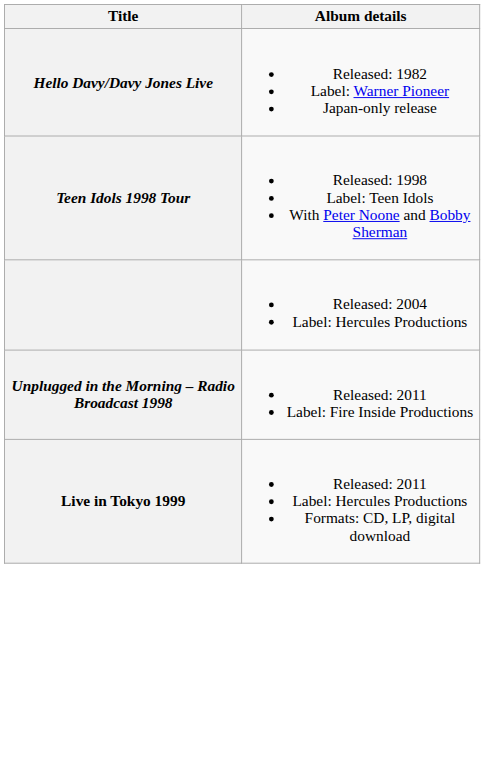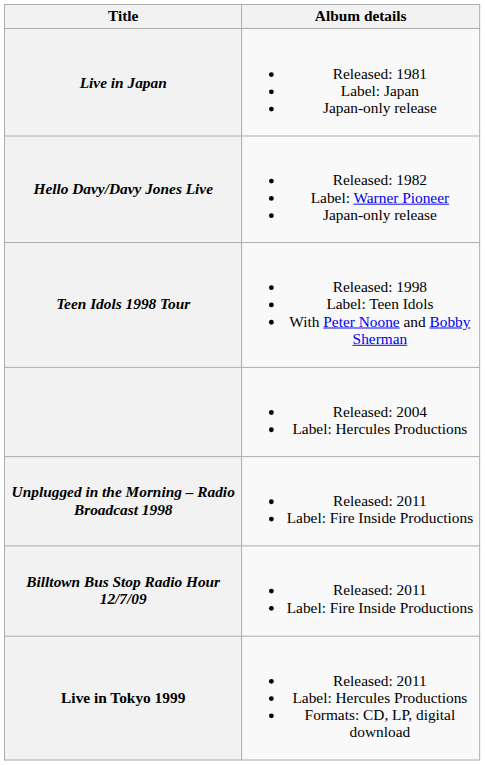+ row: (123, 82)
+ row: (123, 590)
